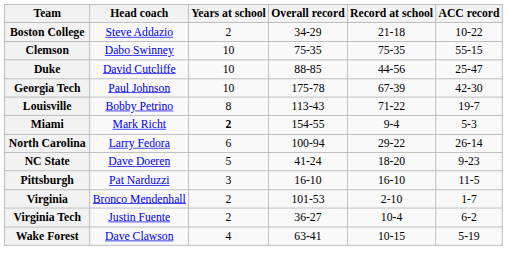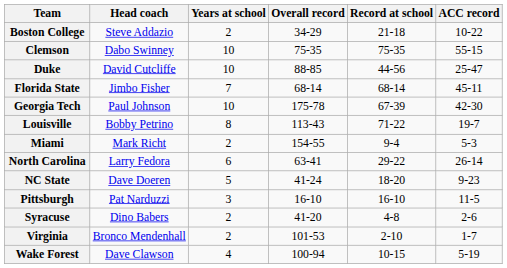+ row: (47, 87)
(229, 124) bold -> (229, 143) normal
(308, 143) 100-94 -> (308, 161) 63-41
+ row: (47, 217)
- row: (47, 217)
(308, 236) 63-41 -> (308, 254) 100-94
